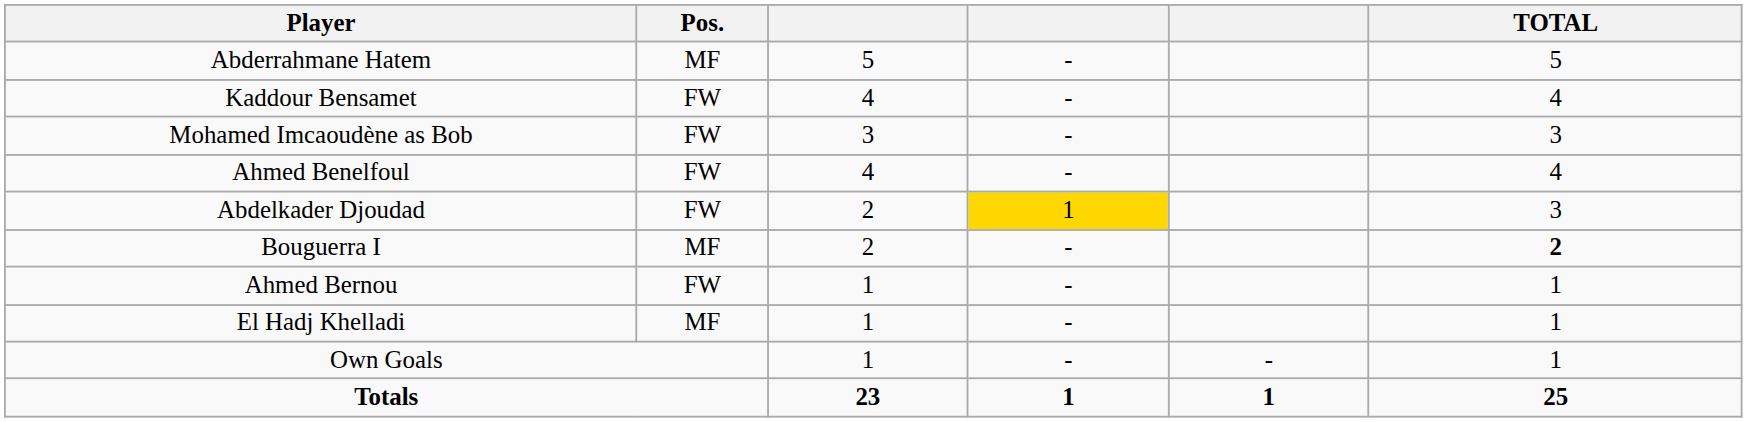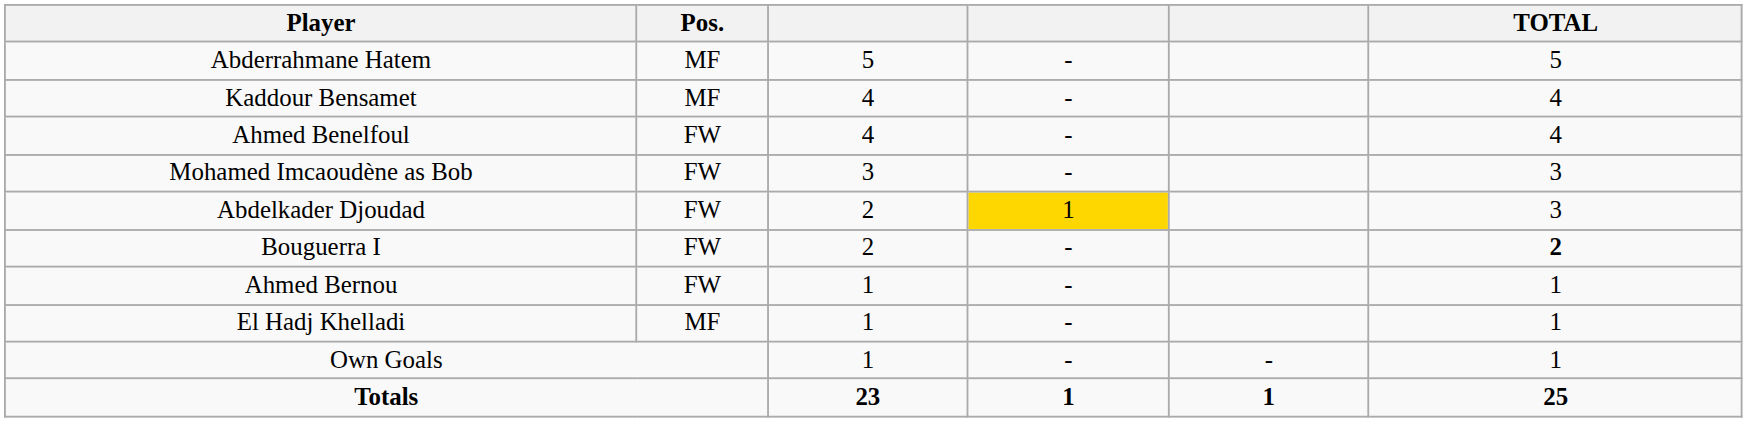(702, 97) FW -> (702, 97) MF
rows swapped: (321, 134) <-> (321, 172)
(702, 247) MF -> (702, 247) FW
